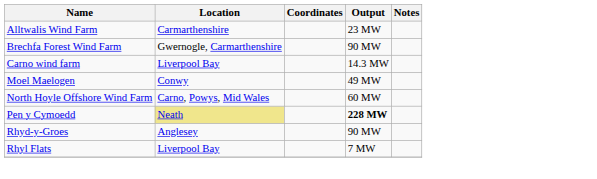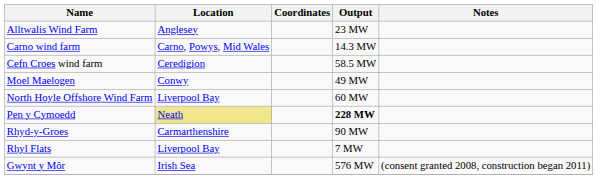(193, 30) Carmarthenshire -> (178, 30) Anglesey
- row: (64, 47)
(189, 64) Liverpool Bay -> (213, 47) Carno, Powys, Mid Wales
+ row: (55, 64)
(213, 98) Carno, Powys, Mid Wales -> (189, 98) Liverpool Bay
(178, 132) Anglesey -> (193, 132) Carmarthenshire
+ row: (36, 166)
